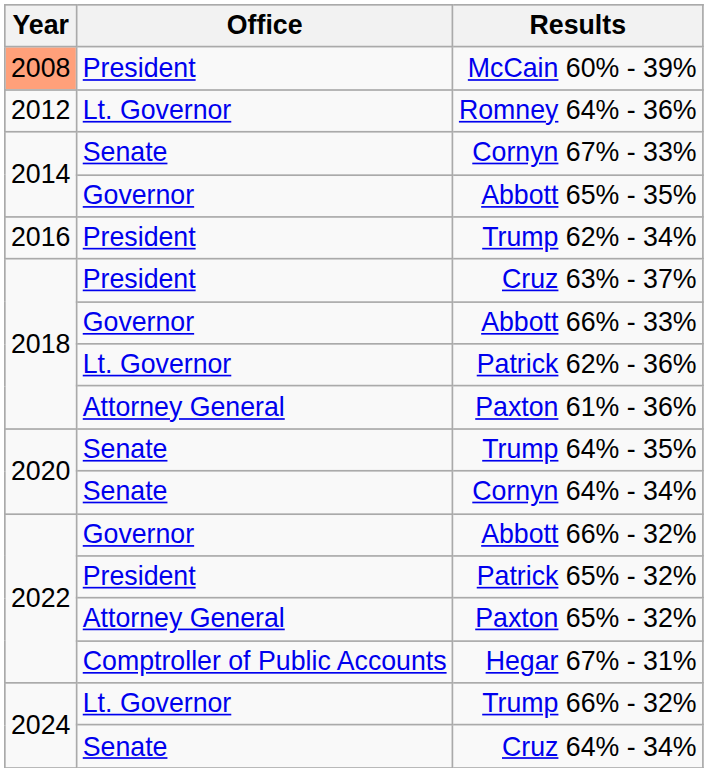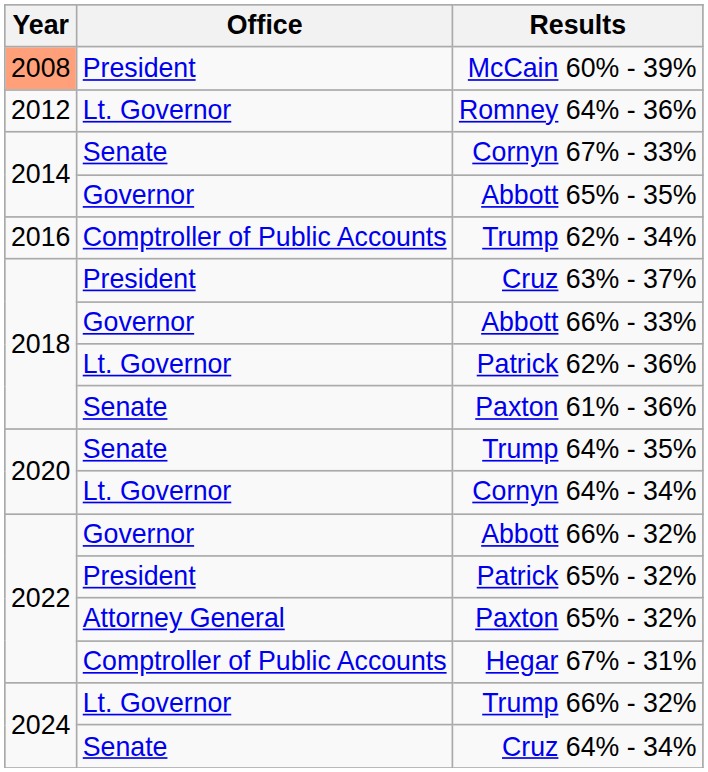(139, 237) President -> (265, 237) Comptroller of Public Accounts
(184, 407) Attorney General -> (125, 407) Senate
(125, 491) Senate -> (157, 491) Lt. Governor
